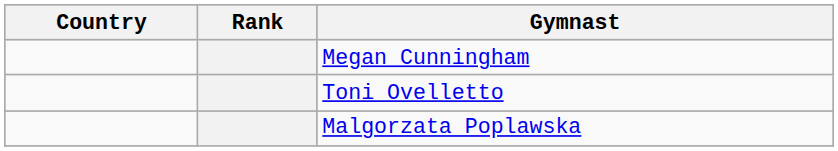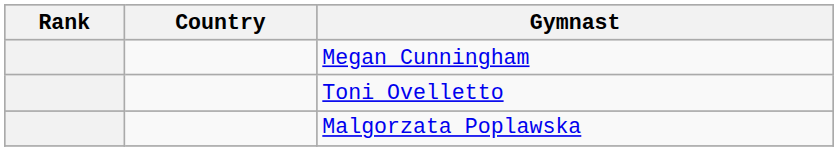columns swapped: (258, 22) <-> (102, 22)
